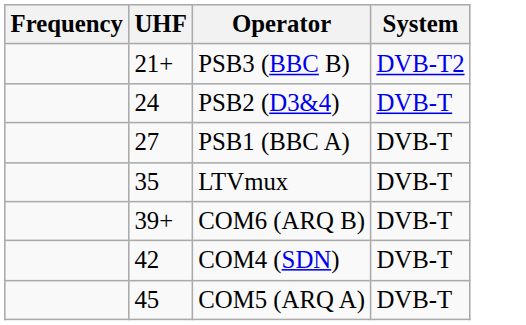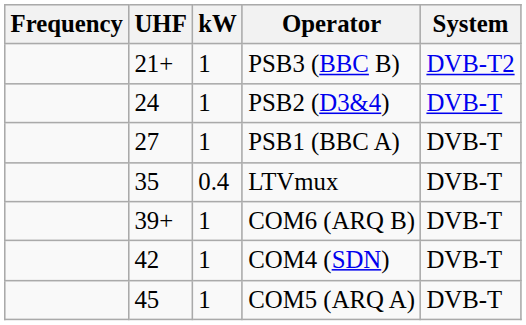+ column: (218, 24)
